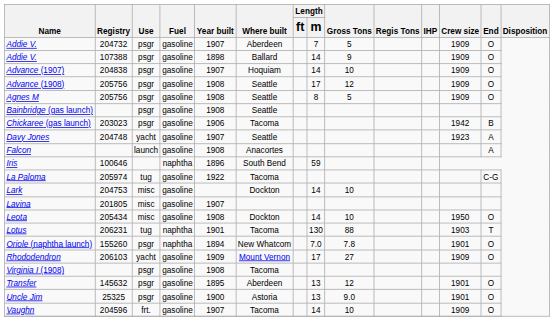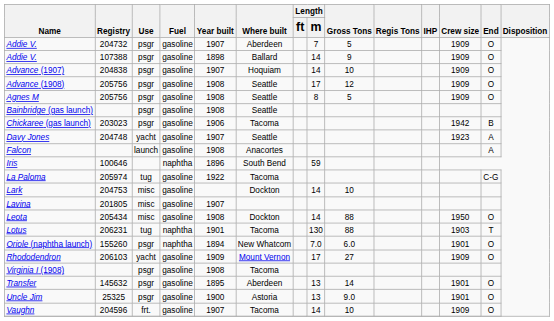(349, 217) 10 -> (349, 217) 88
(349, 243) 7.8 -> (349, 243) 6.0
(349, 283) 12 -> (349, 283) 14
